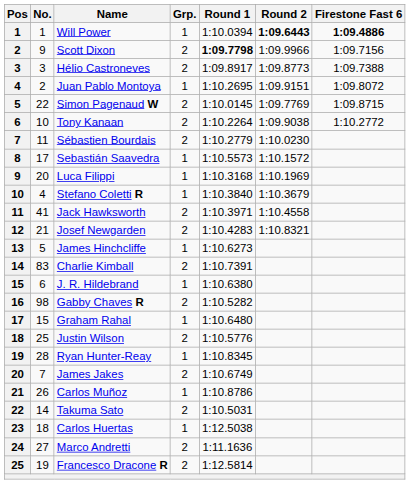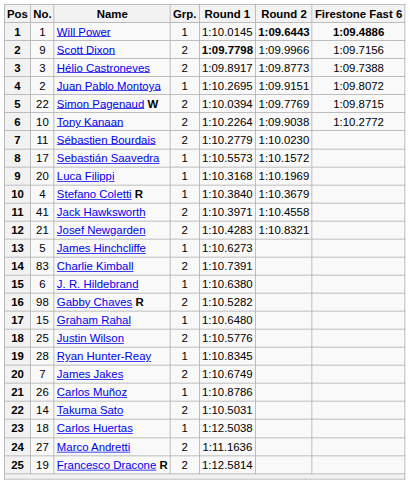(227, 32) 1:10.0394 -> (227, 32) 1:10.0145
(227, 104) 1:10.0145 -> (227, 104) 1:10.0394
